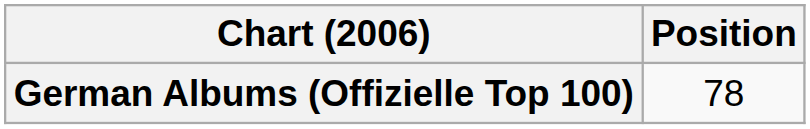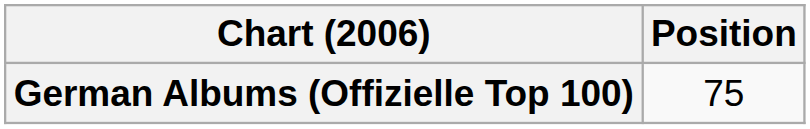(724, 92) 78 -> (724, 92) 75
